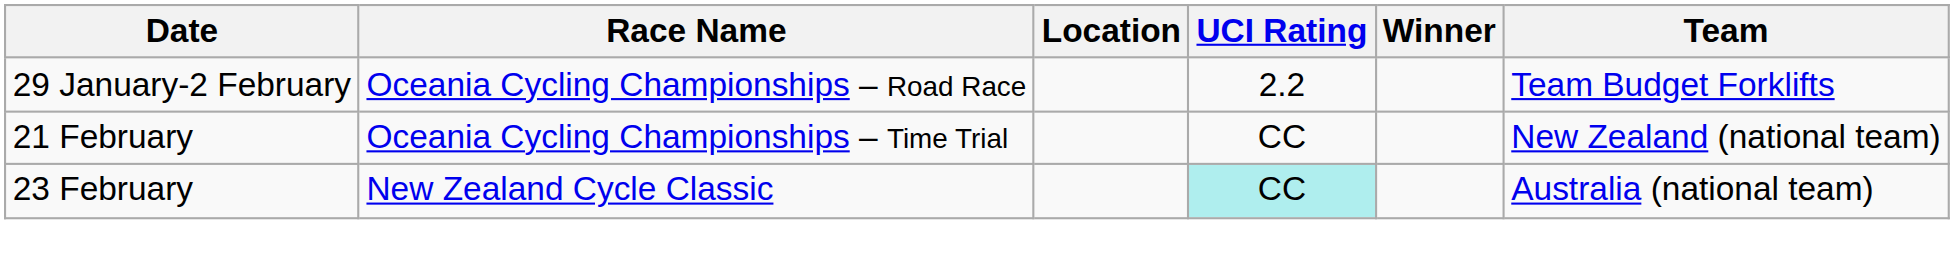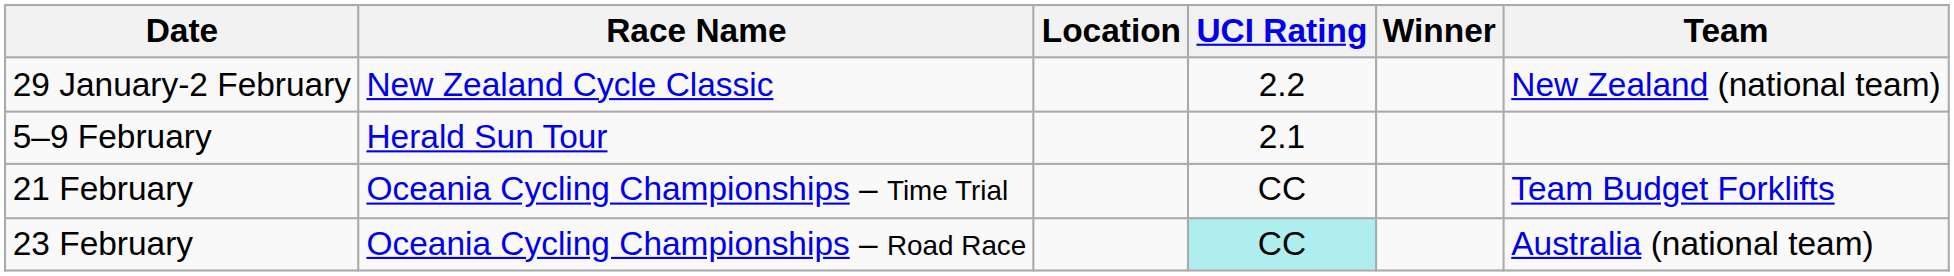(696, 84) Oceania Cycling Championships – Road Race -> (570, 84) New Zealand Cycle Classic
(1673, 84) Team Budget Forklifts -> (1726, 84) New Zealand (national team)
+ row: (112, 137)
(1726, 137) New Zealand (national team) -> (1673, 190) Team Budget Forklifts
(570, 190) New Zealand Cycle Classic -> (696, 243) Oceania Cycling Championships – Road Race
